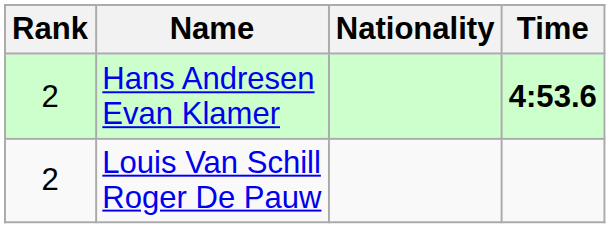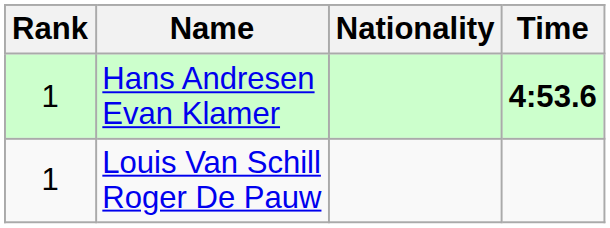(50, 95) 2 -> (50, 95) 1
(50, 179) 2 -> (50, 179) 1
